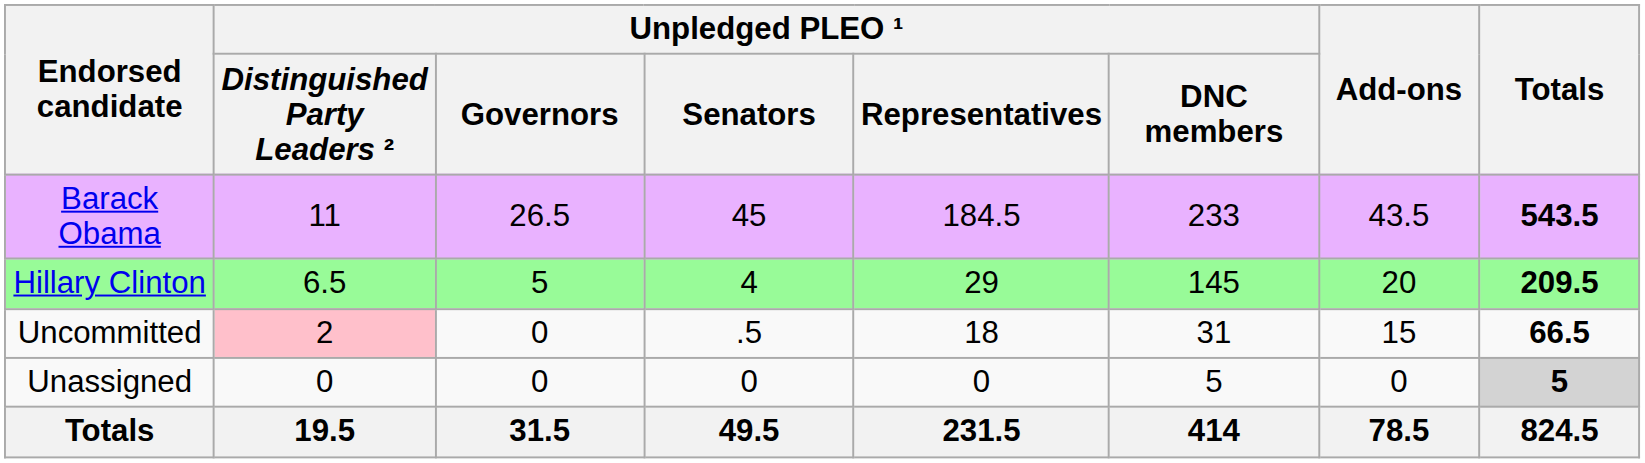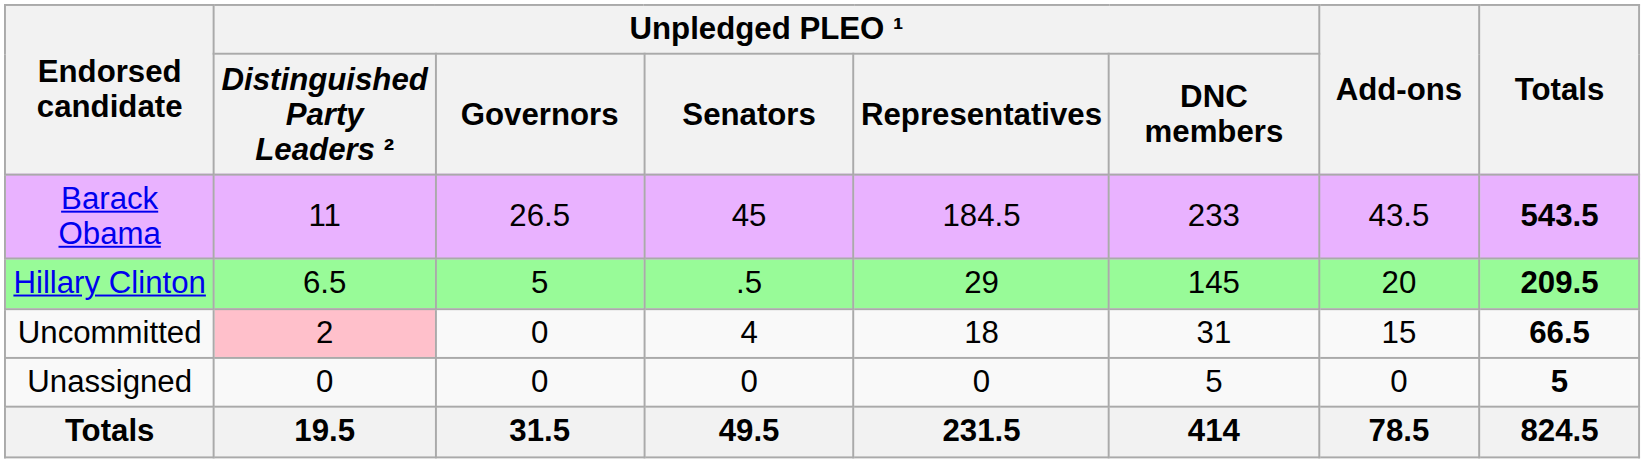(749, 282) 4 -> (749, 282) .5
(749, 332) .5 -> (749, 332) 4
(1560, 381) lightgrey background -> (1560, 381) no background
